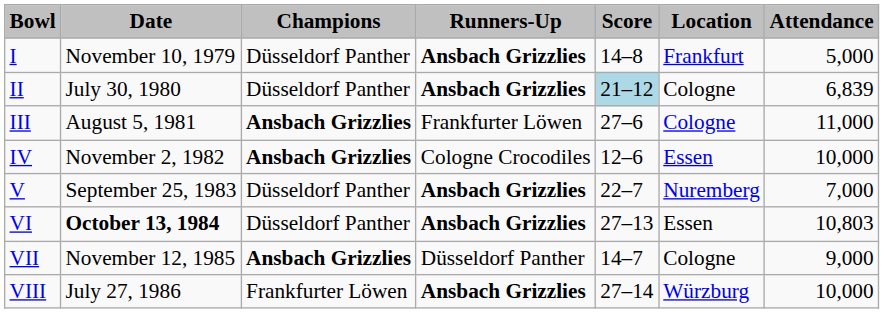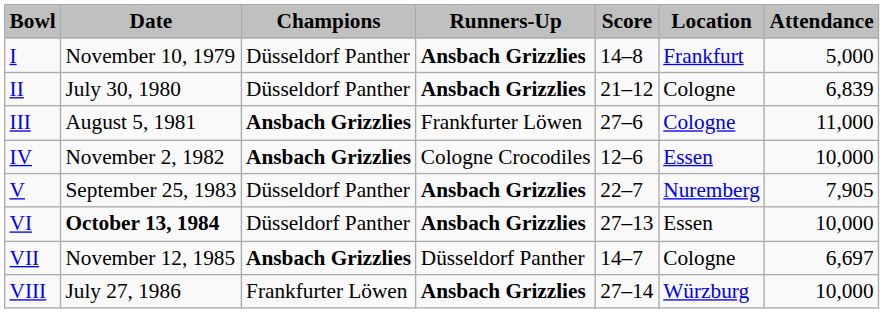(627, 88) lightblue background -> (627, 88) no background
(850, 190) 7,000 -> (850, 190) 7,905
(844, 223) 10,803 -> (844, 223) 10,000
(850, 257) 9,000 -> (850, 257) 6,697
